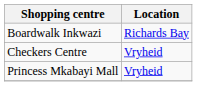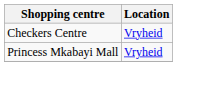- row: (54, 33)
